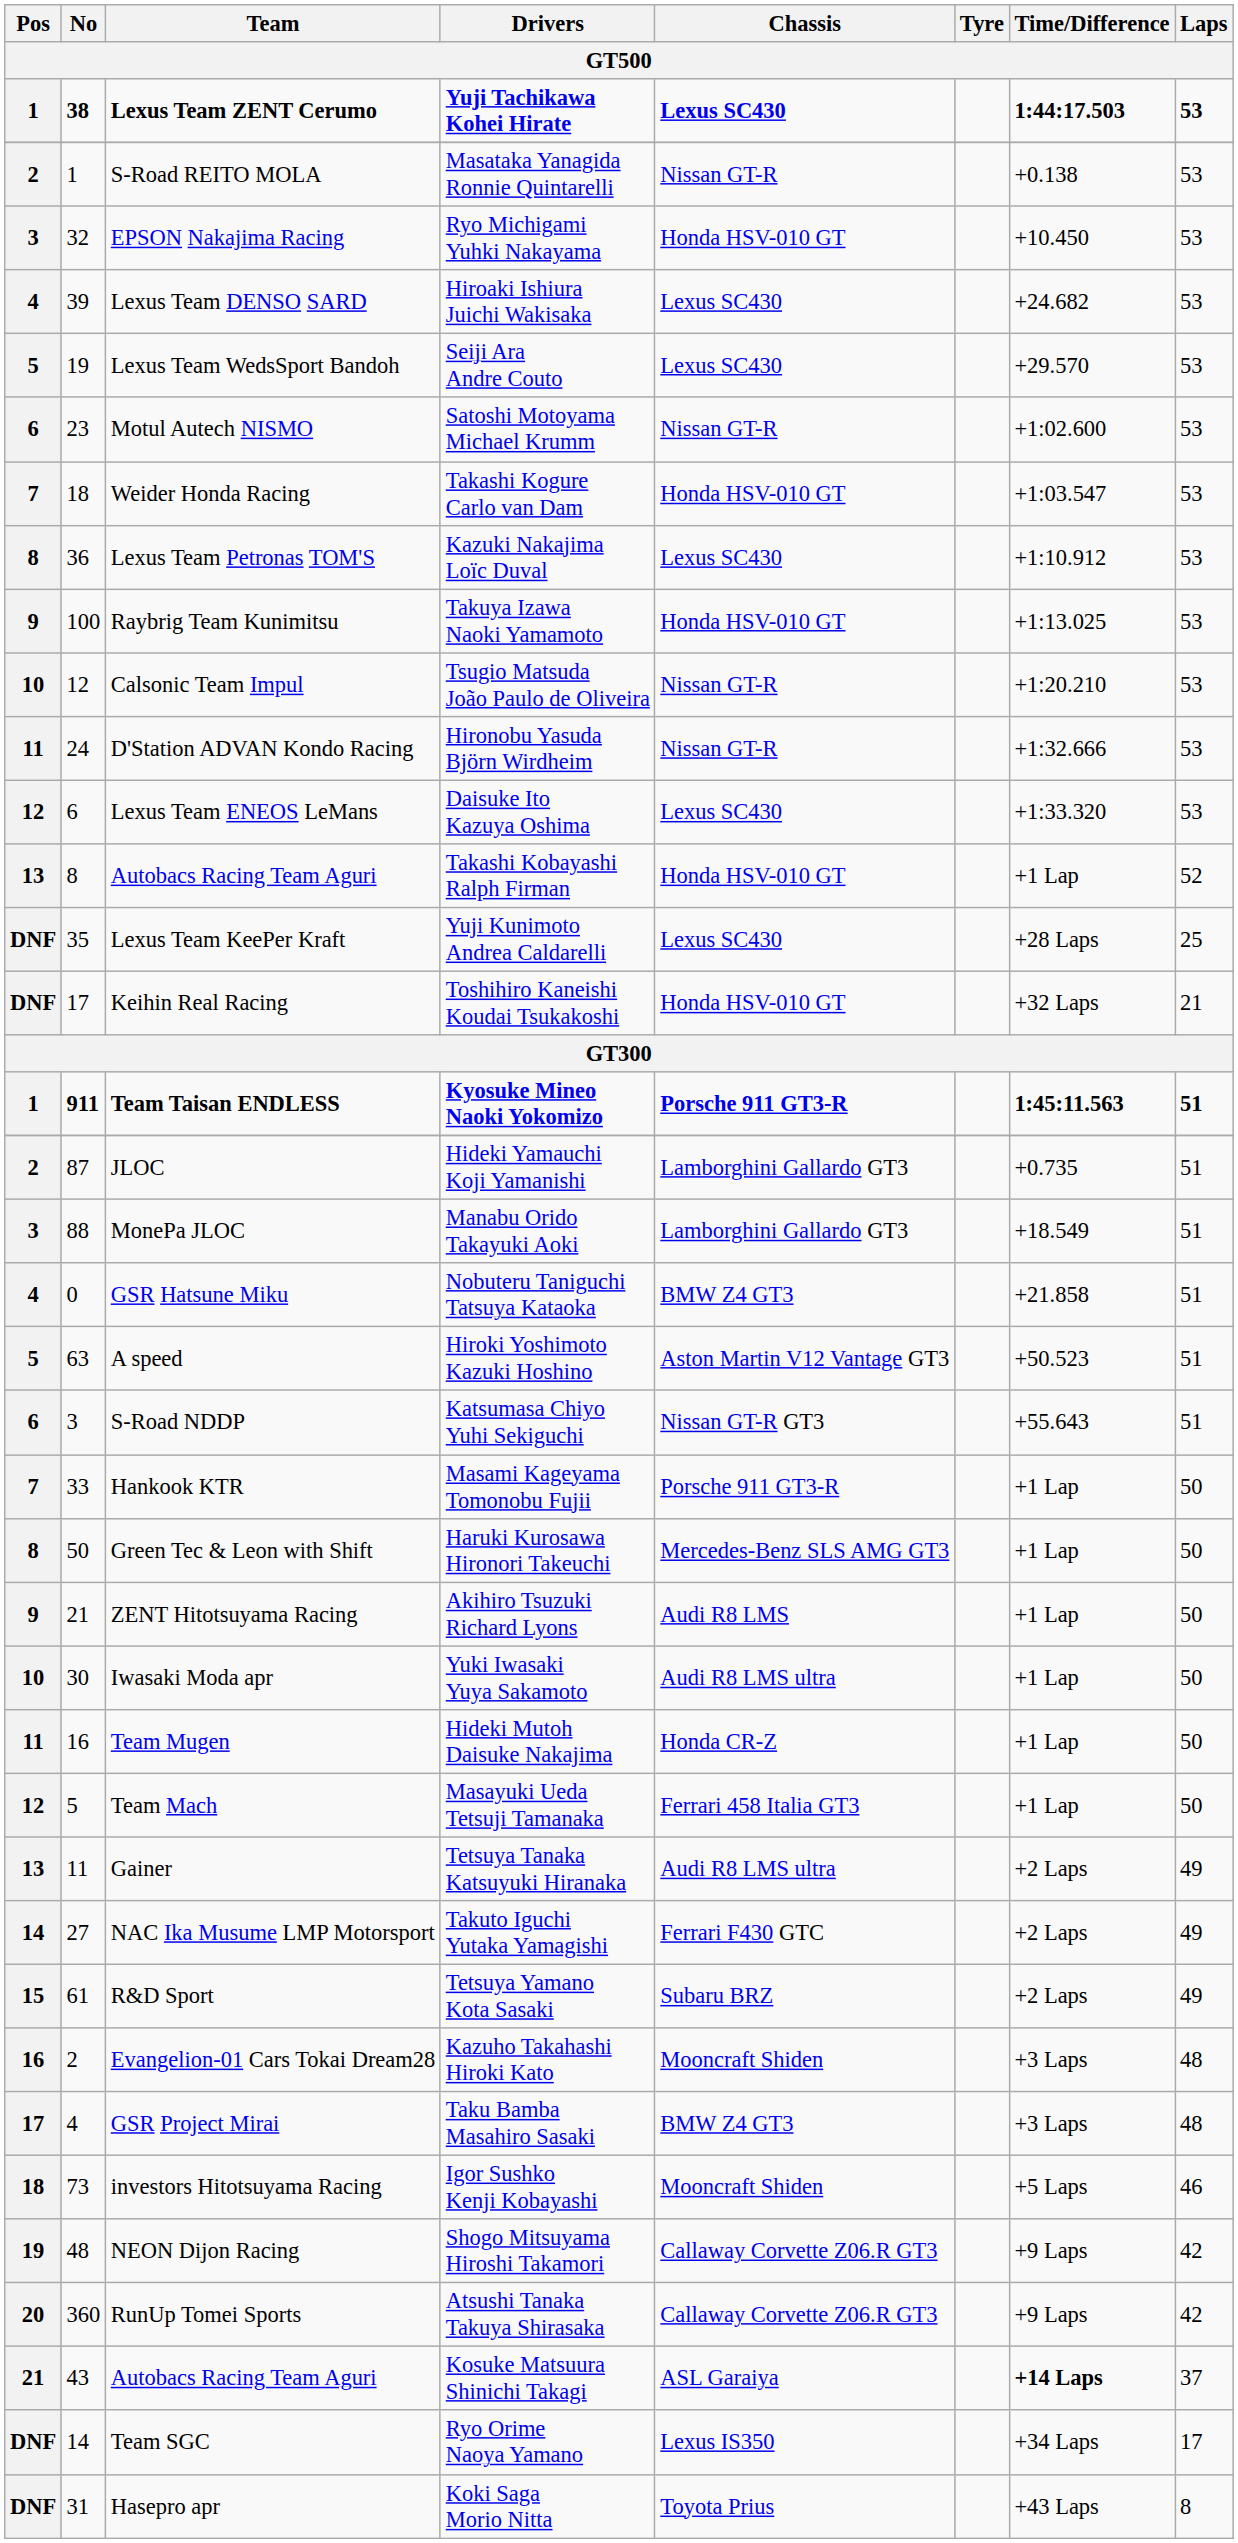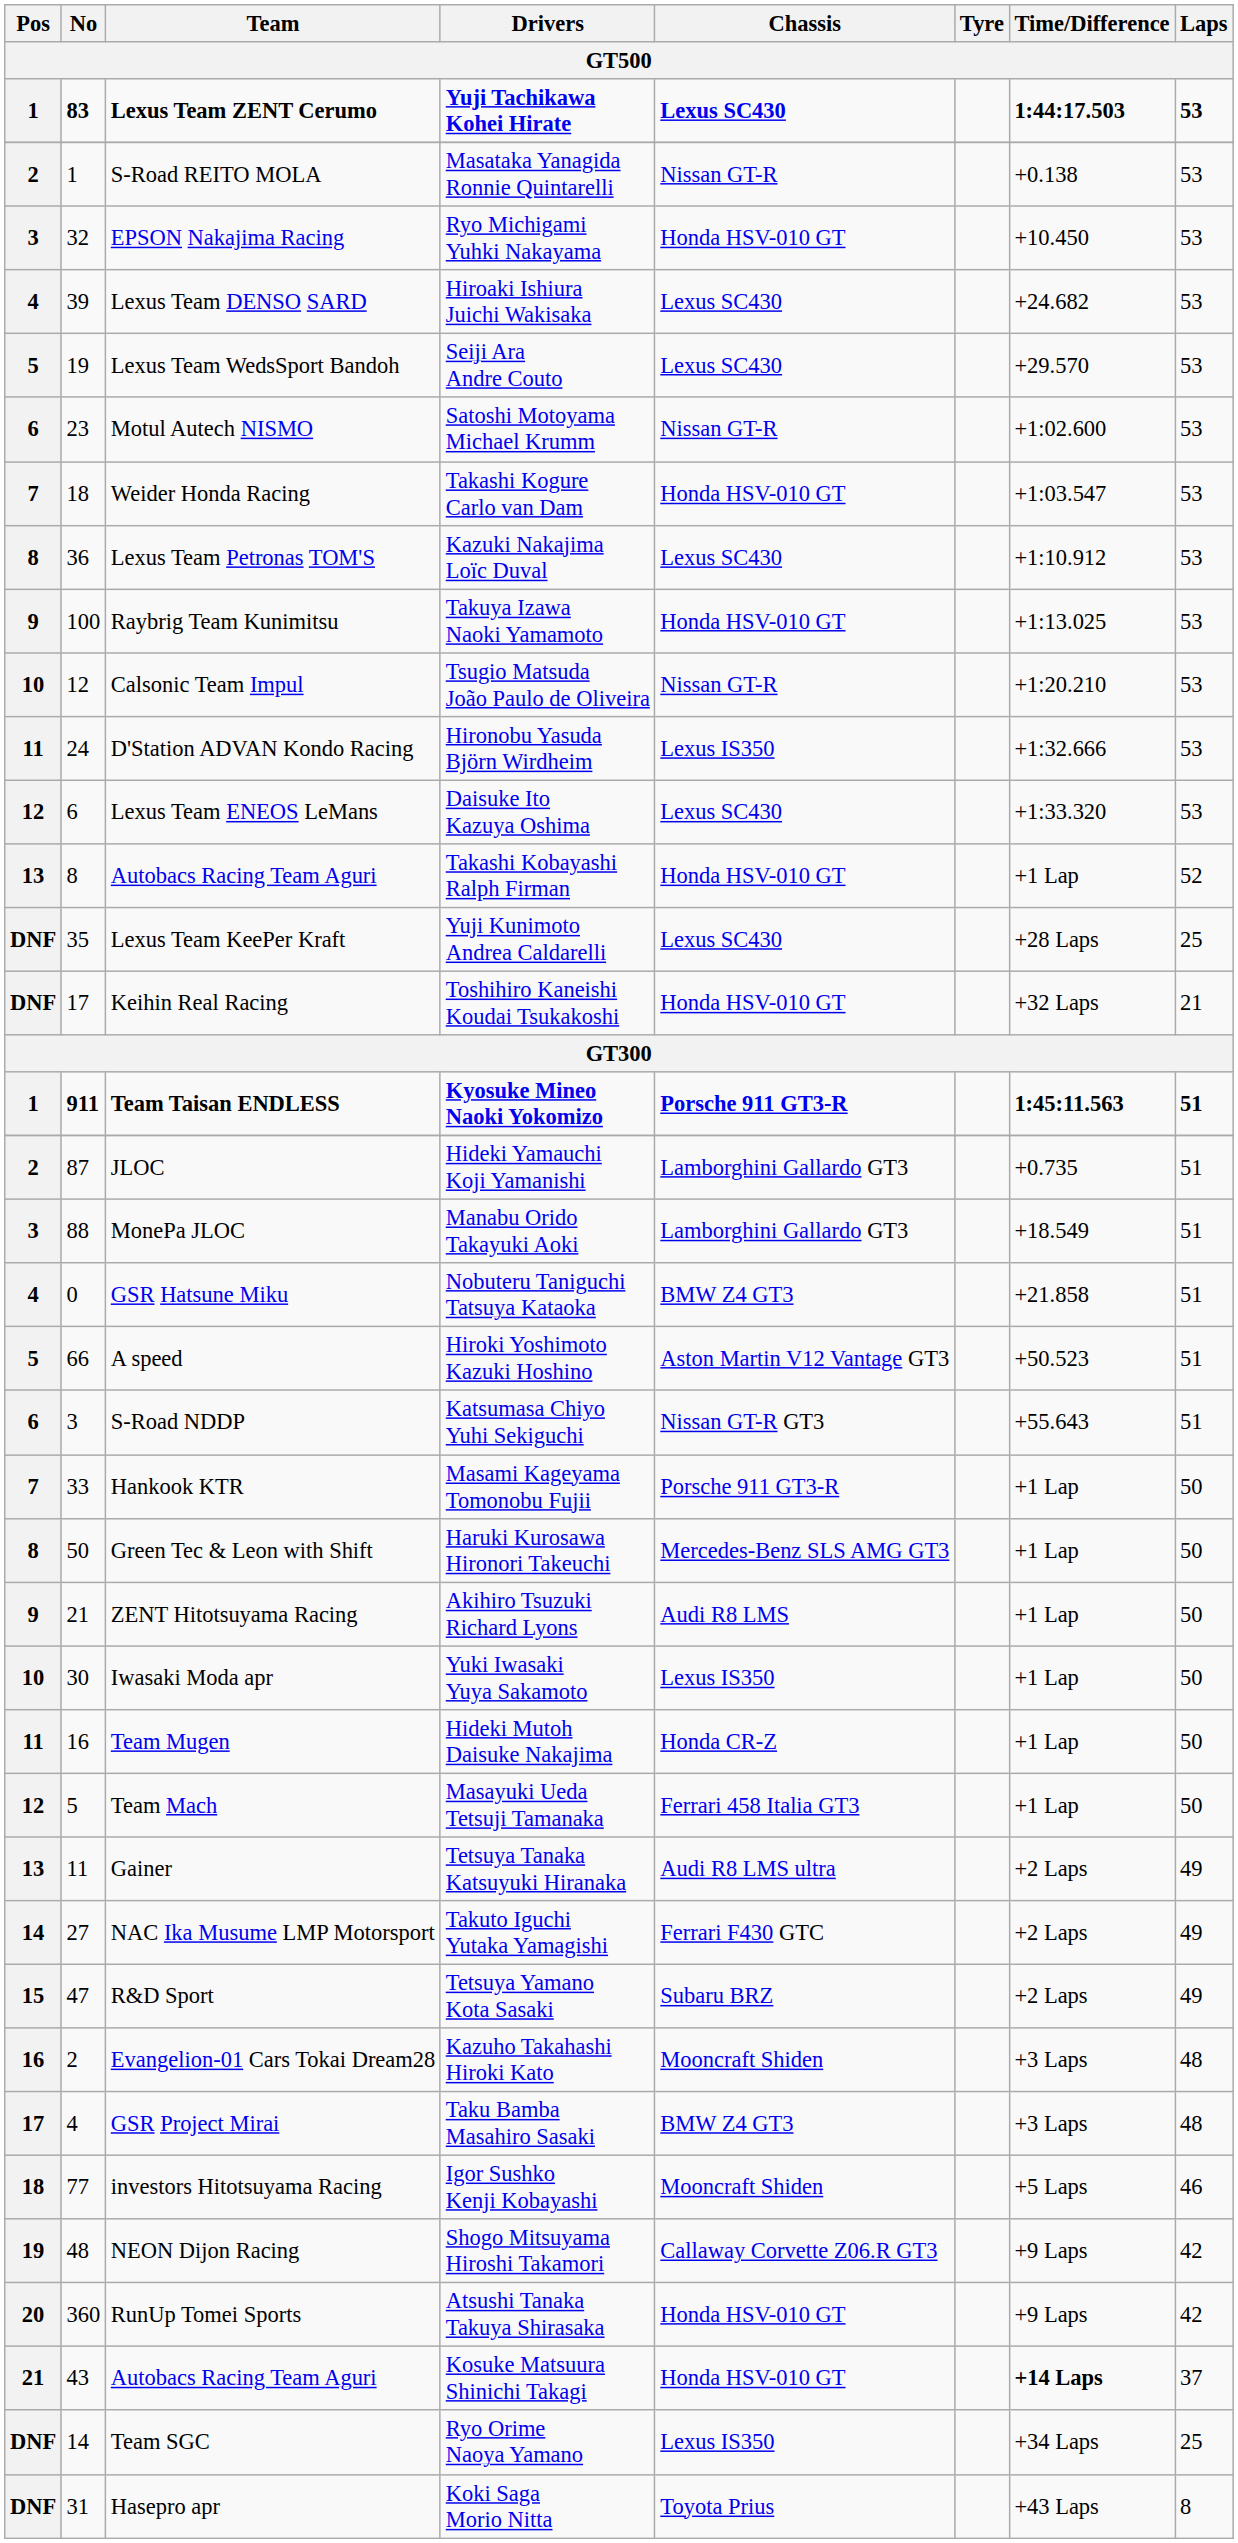(78, 110) 38 -> (78, 110) 83
(719, 748) Nissan GT-R -> (717, 748) Lexus IS350
(78, 1358) 63 -> (78, 1358) 66
(748, 1677) Audi R8 LMS ultra -> (717, 1677) Lexus IS350
(78, 1996) 61 -> (78, 1996) 47
(78, 2187) 73 -> (78, 2187) 77
(799, 2314) Callaway Corvette Z06.R GT3 -> (753, 2314) Honda HSV-010 GT
(720, 2378) ASL Garaiya -> (753, 2378) Honda HSV-010 GT
(1191, 2442) 17 -> (1191, 2442) 25
